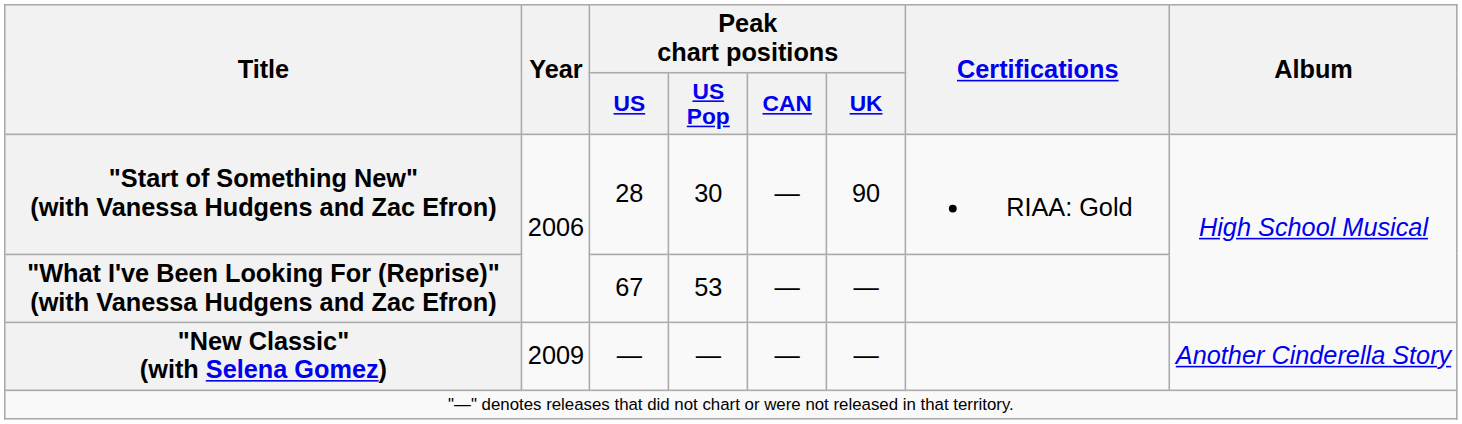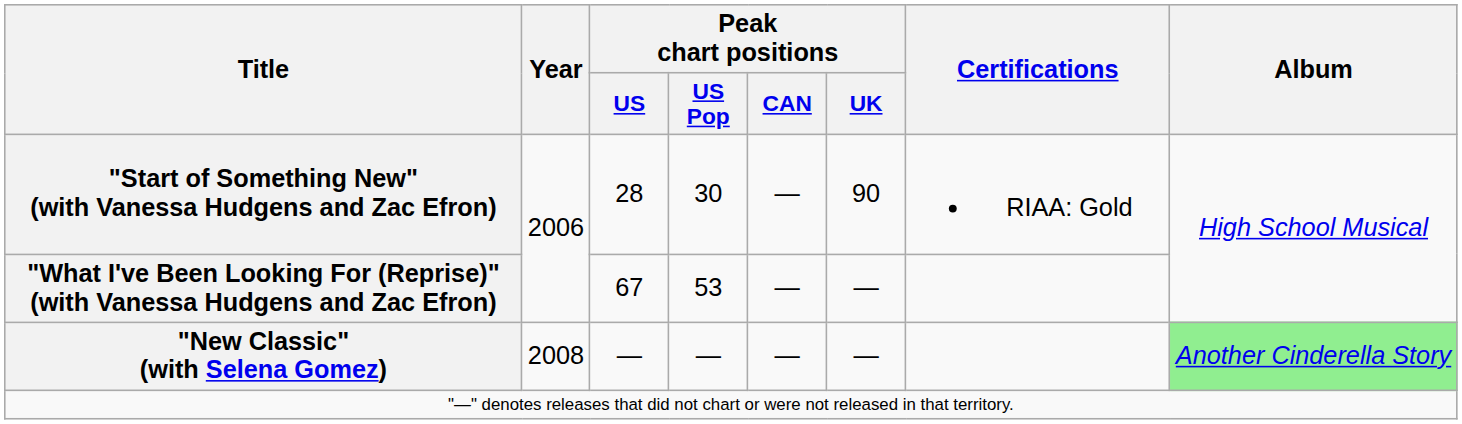(556, 356) 2009 -> (556, 356) 2008
(1314, 356) no background -> (1314, 356) lightgreen background
